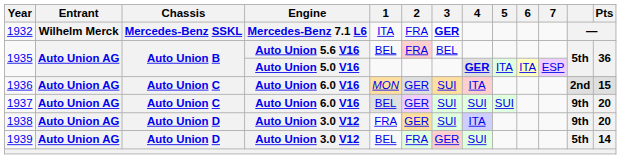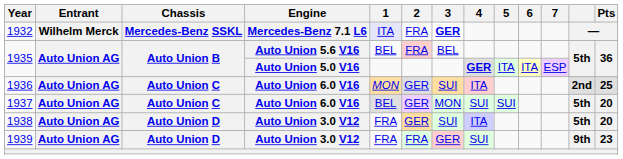(386, 31) no background -> (386, 31) lavender background
(604, 85) 15 -> (606, 85) 25
(447, 103) SUI -> (448, 103) MON
(580, 103) 9th -> (582, 103) 5th
(580, 121) 9th -> (582, 121) 5th
(386, 139) BEL -> (386, 139) FRA
(580, 139) 5th -> (582, 139) 9th
(604, 139) 14 -> (606, 139) 23
